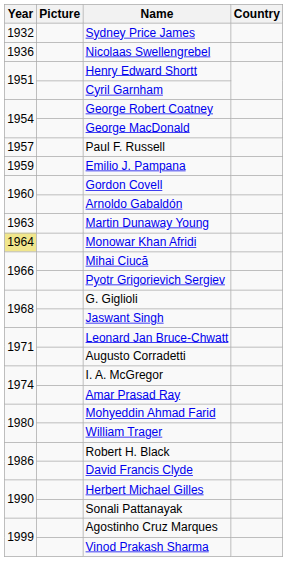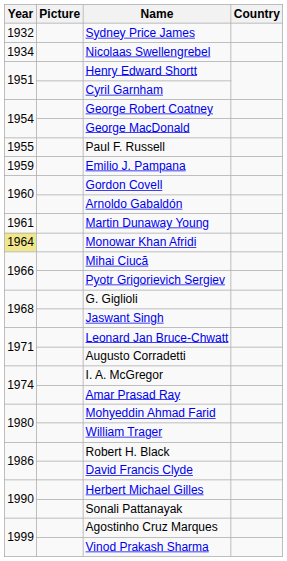(20, 52) 1936 -> (20, 52) 1934
(20, 147) 1957 -> (20, 147) 1955
(20, 223) 1963 -> (20, 223) 1961
